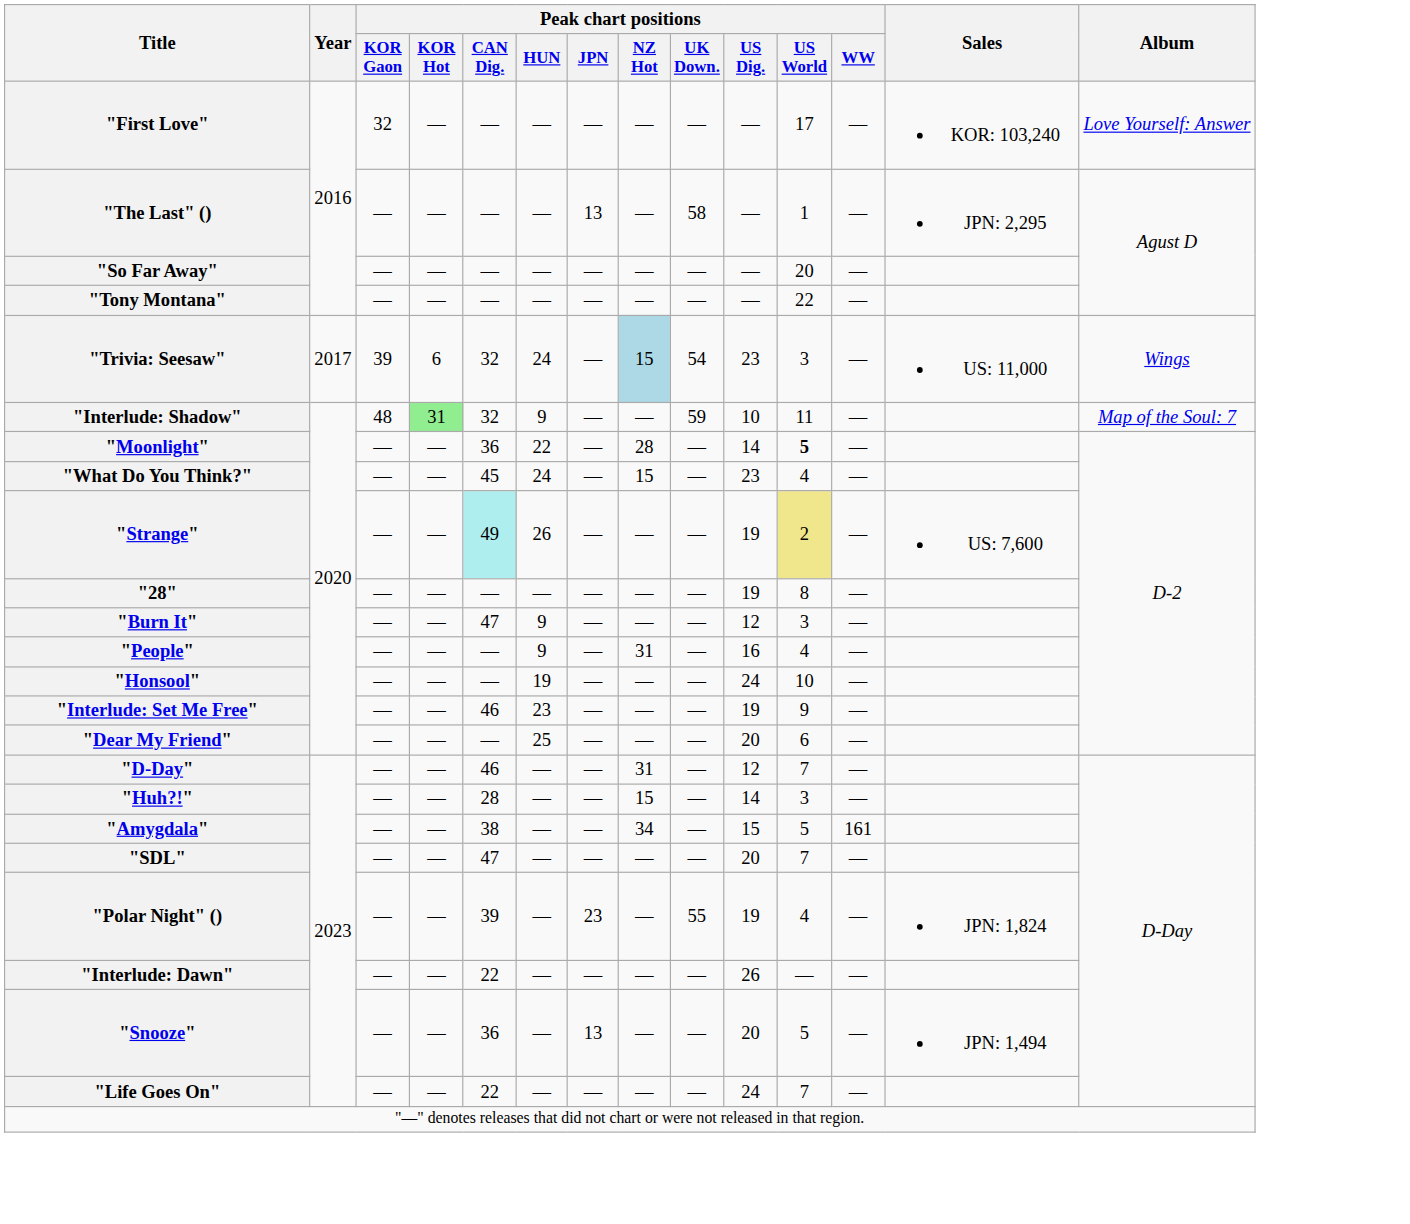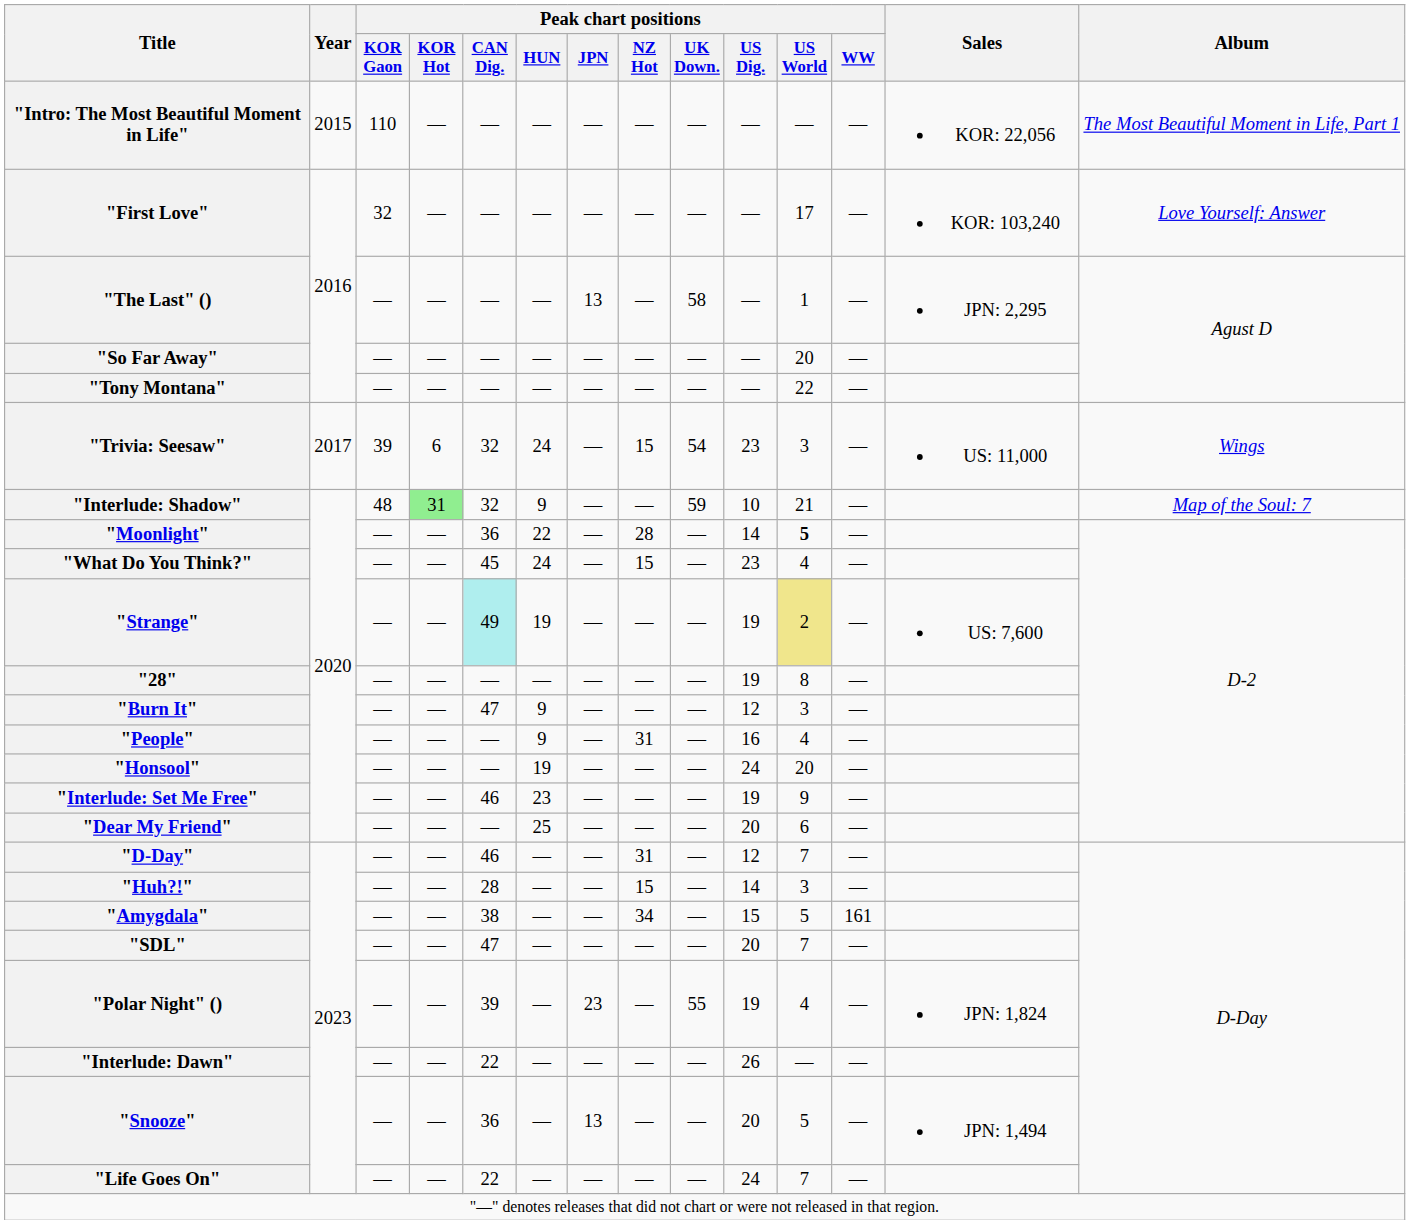+ row: (157, 124)
(644, 358) lightblue background -> (644, 446) no background
(804, 417) 11 -> (804, 504) 21
(542, 534) 26 -> (542, 621) 19
(804, 681) 10 -> (804, 768) 20
